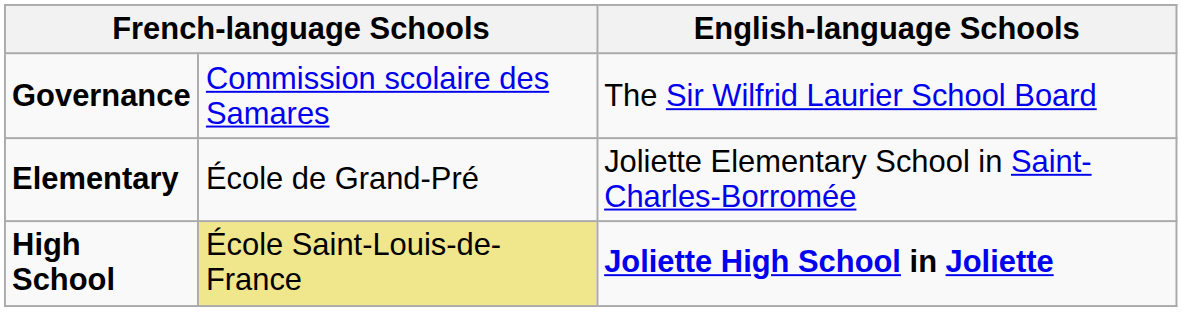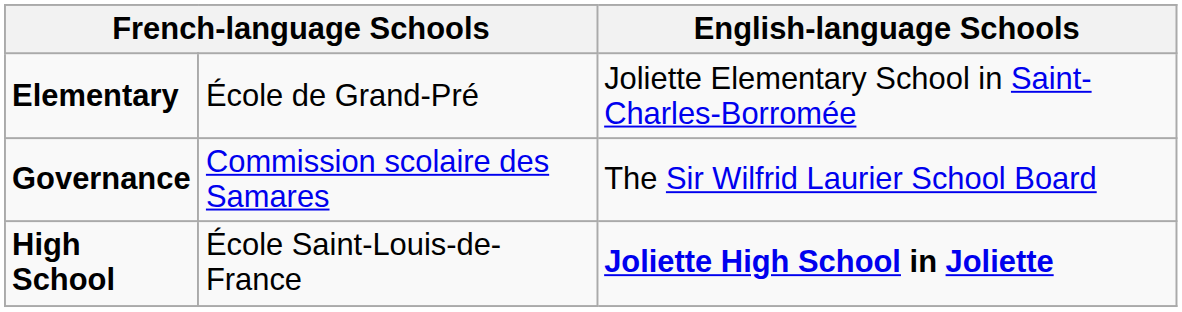rows swapped: (101, 95) <-> (95, 179)
(354, 262) khaki background -> (354, 262) no background
